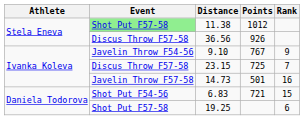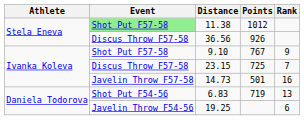(143, 53) Javelin Throw F54-56 -> (130, 53) Shot Put F57-58
(258, 94) 721 -> (258, 94) 719
(287, 94) 15 -> (287, 94) 13
(130, 108) Shot Put F57-58 -> (143, 108) Javelin Throw F54-56
